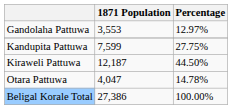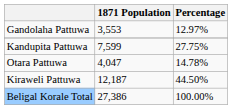rows swapped: (44, 63) <-> (37, 79)
